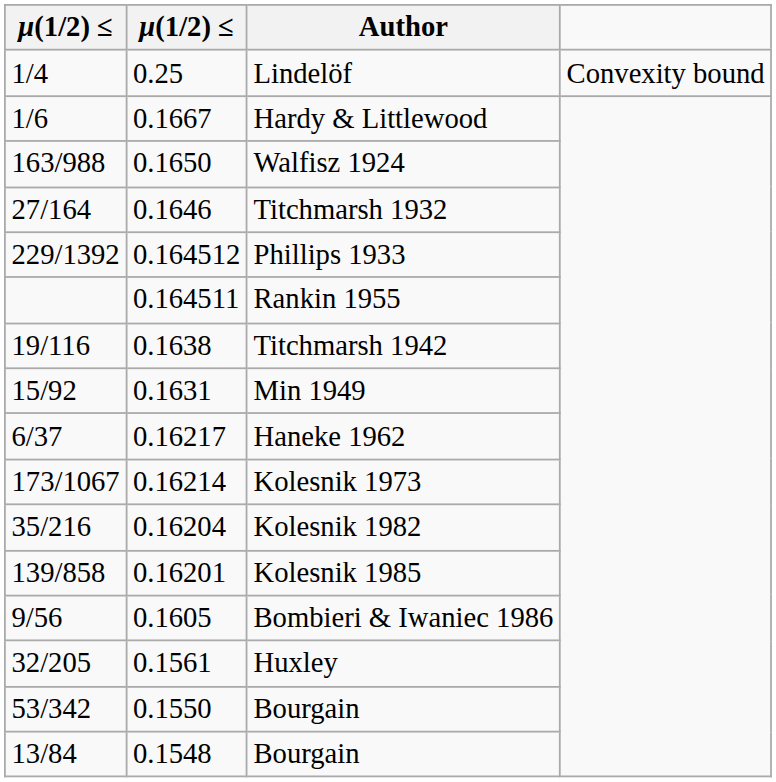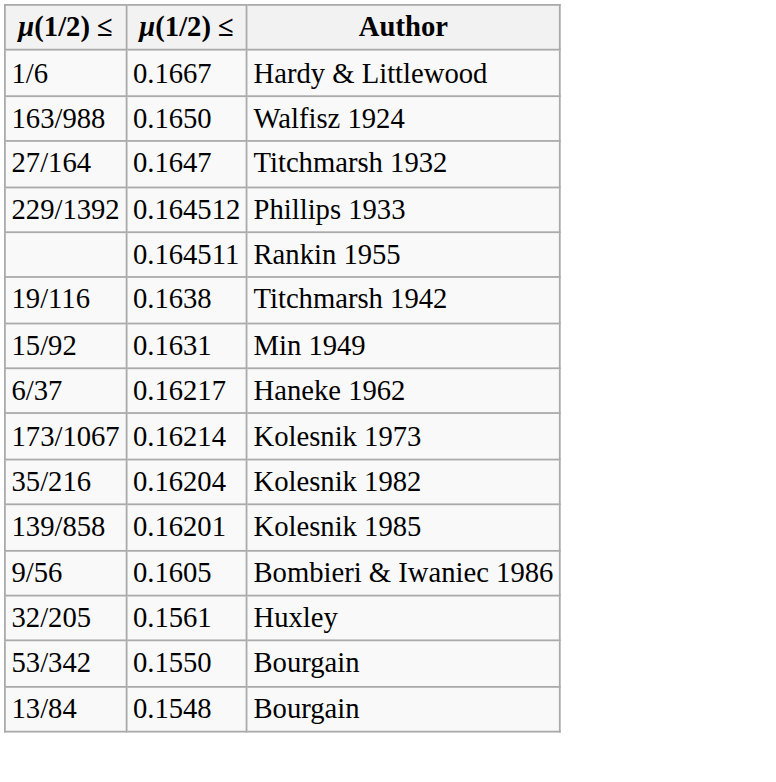- row: (30, 72)
(172, 208) 0.1646 -> (172, 163) 0.1647
